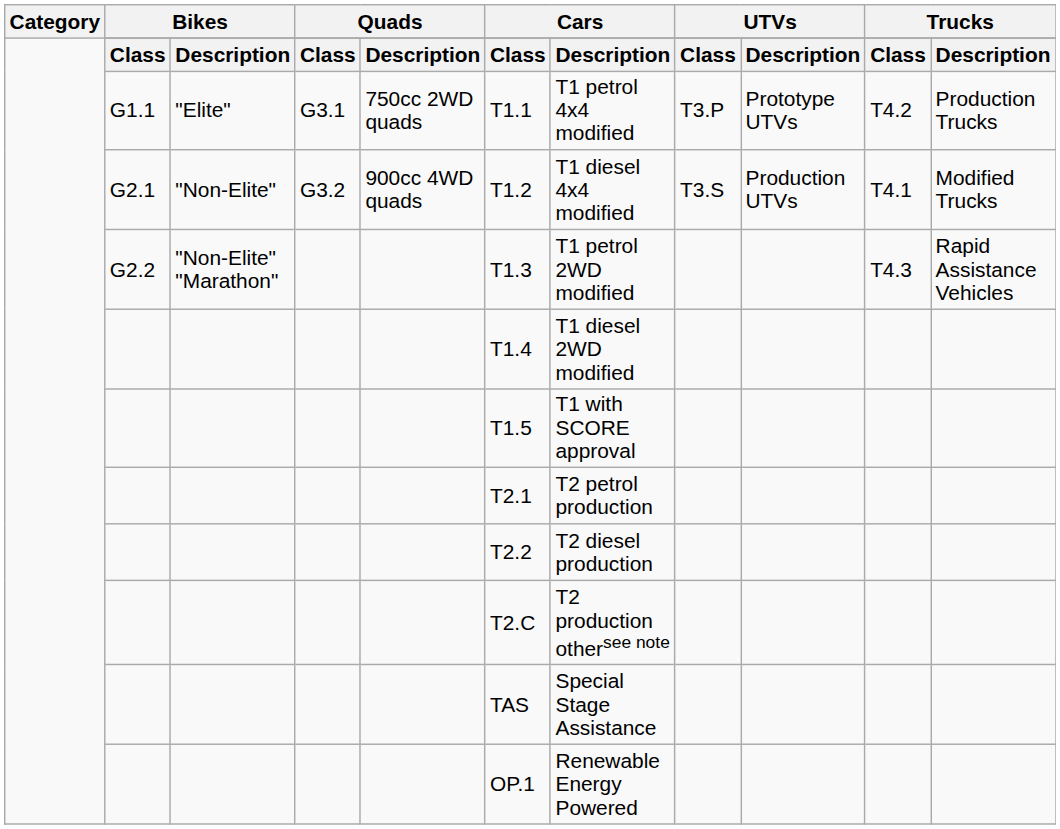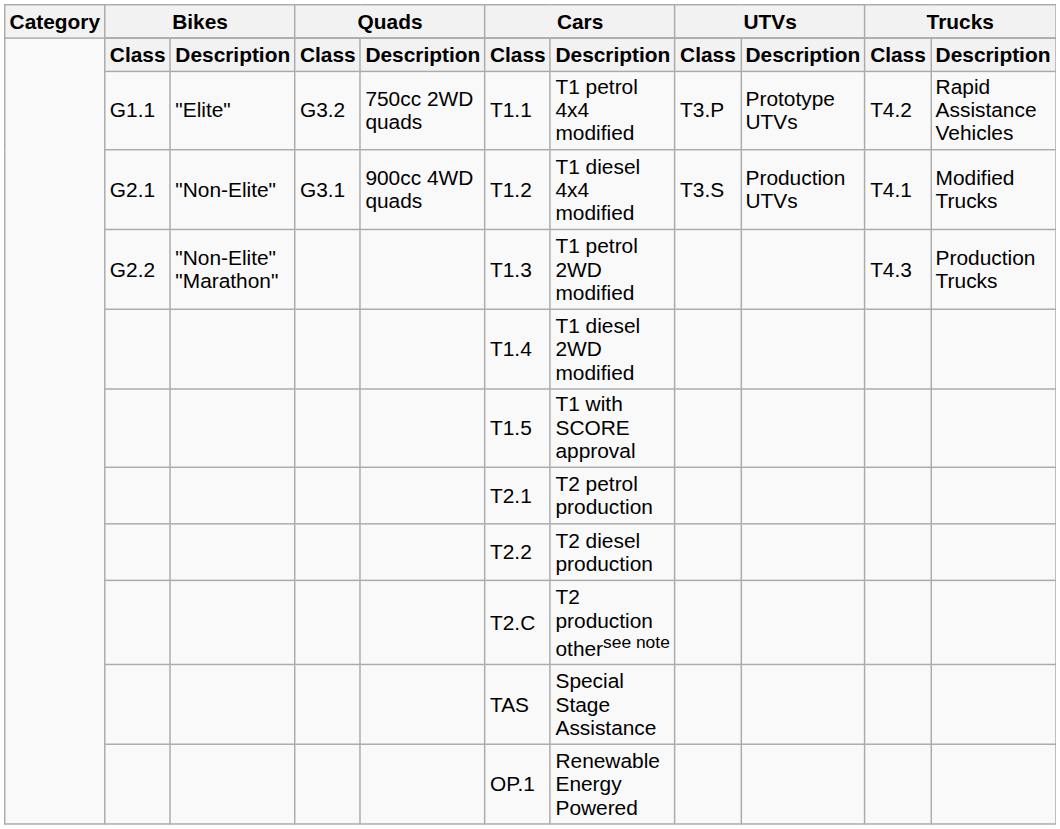(323, 111) G3.1 -> (323, 111) G3.2
(985, 111) Production Trucks -> (986, 111) Rapid Assistance Vehicles
(323, 190) G3.2 -> (323, 190) G3.1
(986, 270) Rapid Assistance Vehicles -> (985, 270) Production Trucks
